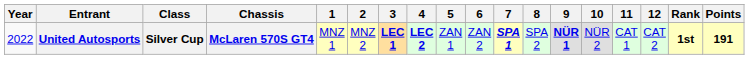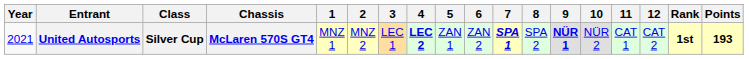(20, 38) 2022 -> (20, 38) 2021
(393, 38) bold -> (392, 38) normal
(723, 38) 191 -> (723, 38) 193
